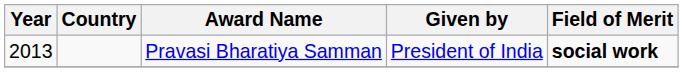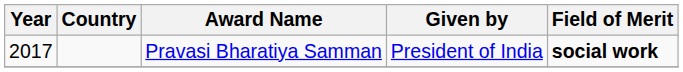(31, 50) 2013 -> (31, 50) 2017
